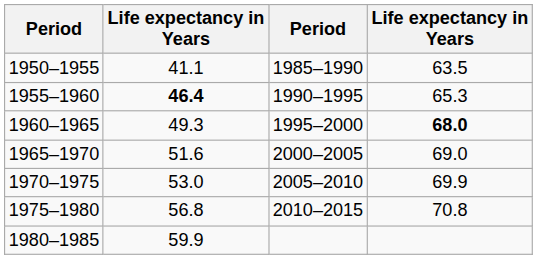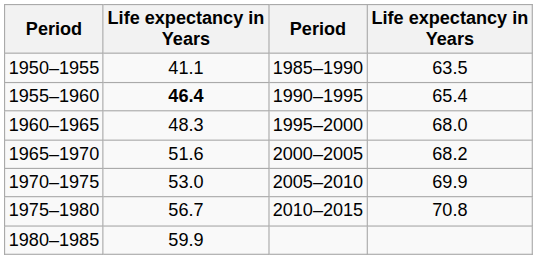(450, 96) 65.3 -> (450, 96) 65.4
(186, 125) 49.3 -> (186, 125) 48.3
(450, 125) bold -> (450, 125) normal
(450, 153) 69.0 -> (450, 153) 68.2
(186, 211) 56.8 -> (186, 211) 56.7
